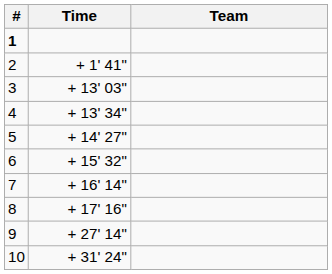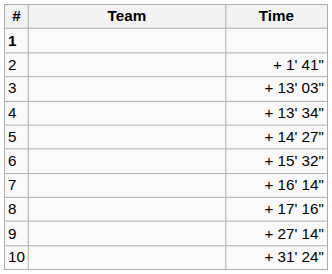columns swapped: (229, 16) <-> (79, 16)
